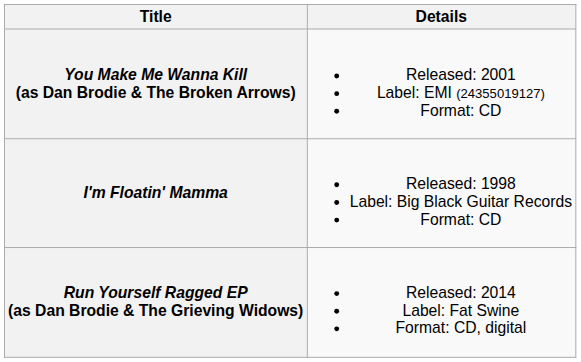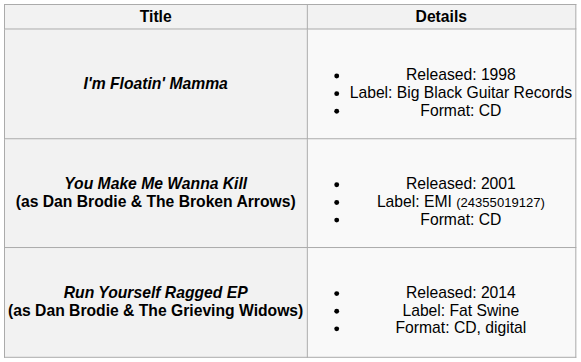rows swapped: (156, 193) <-> (156, 83)
